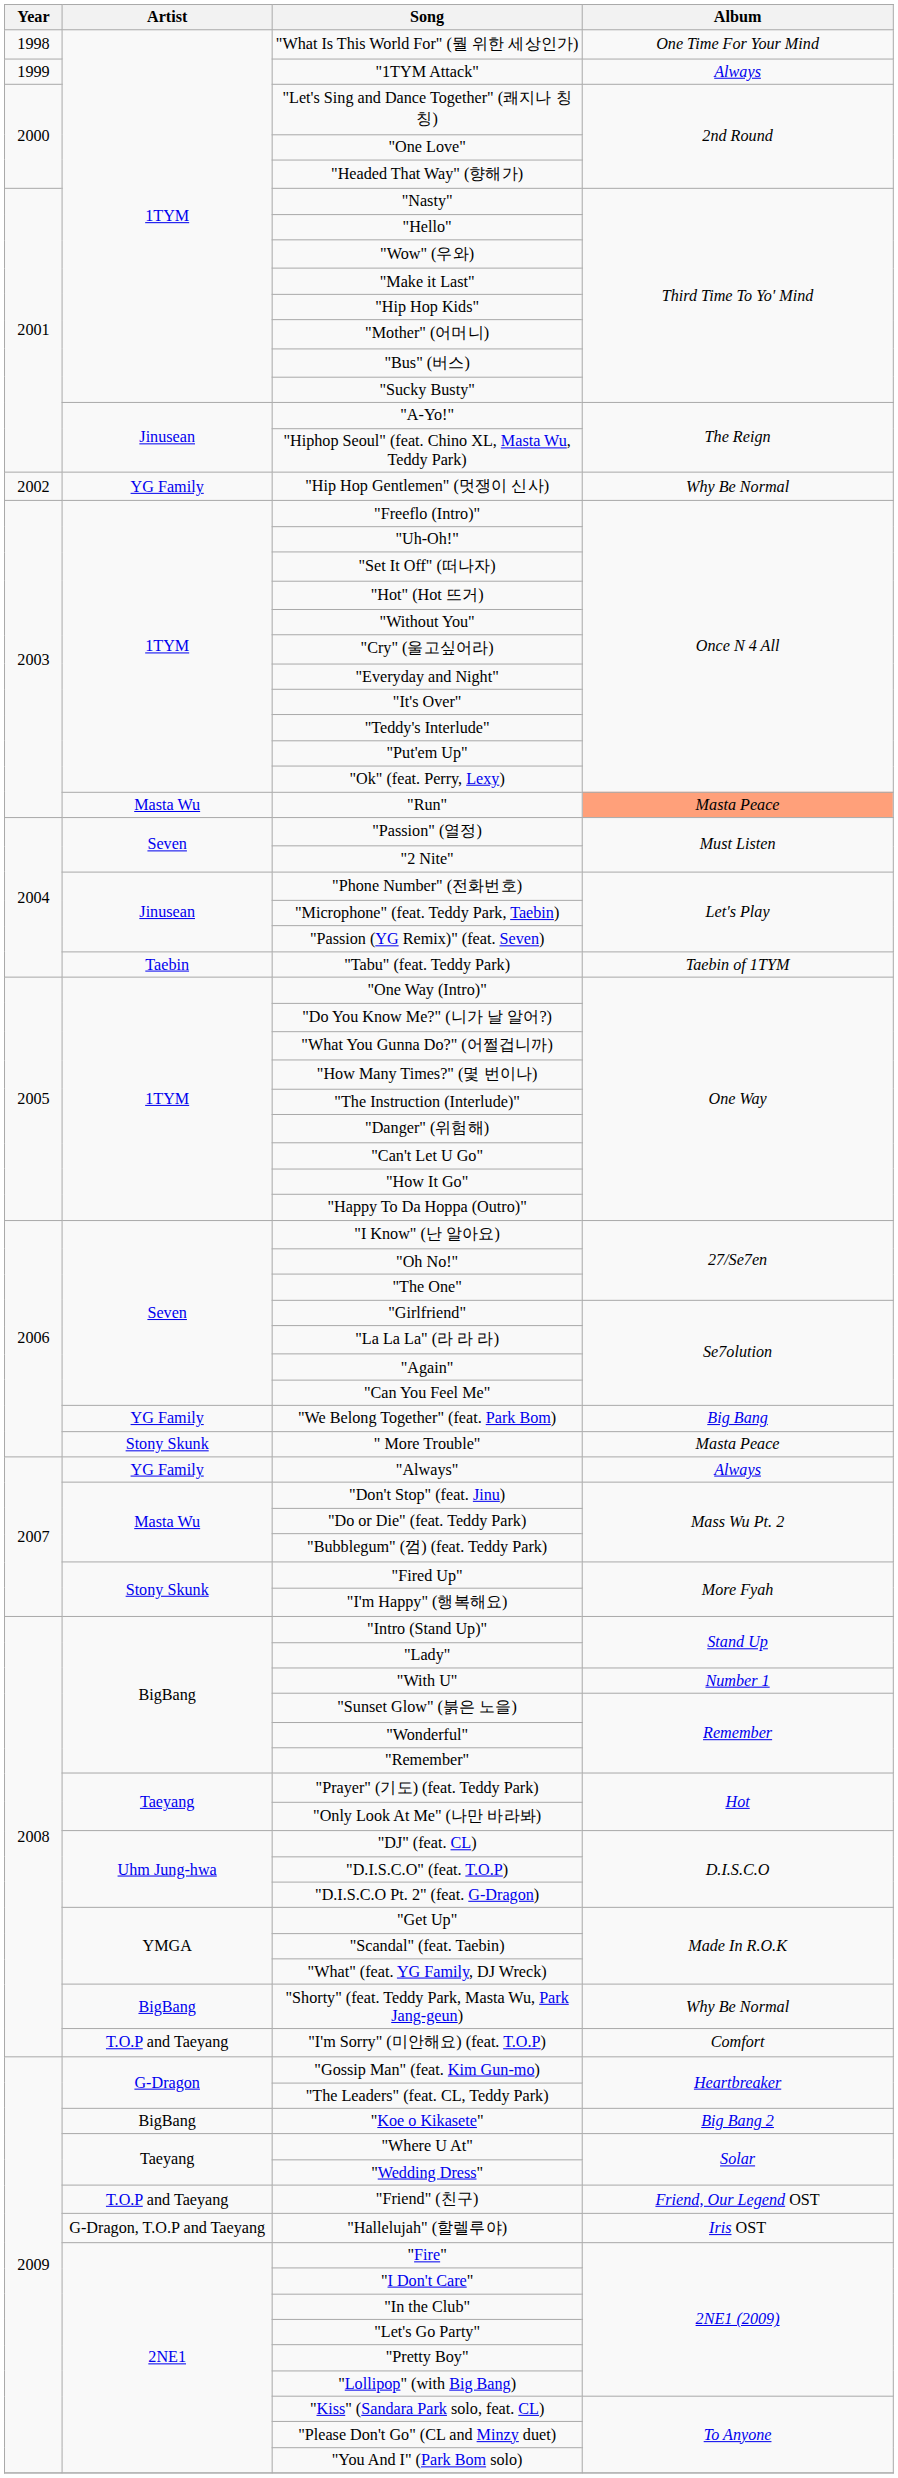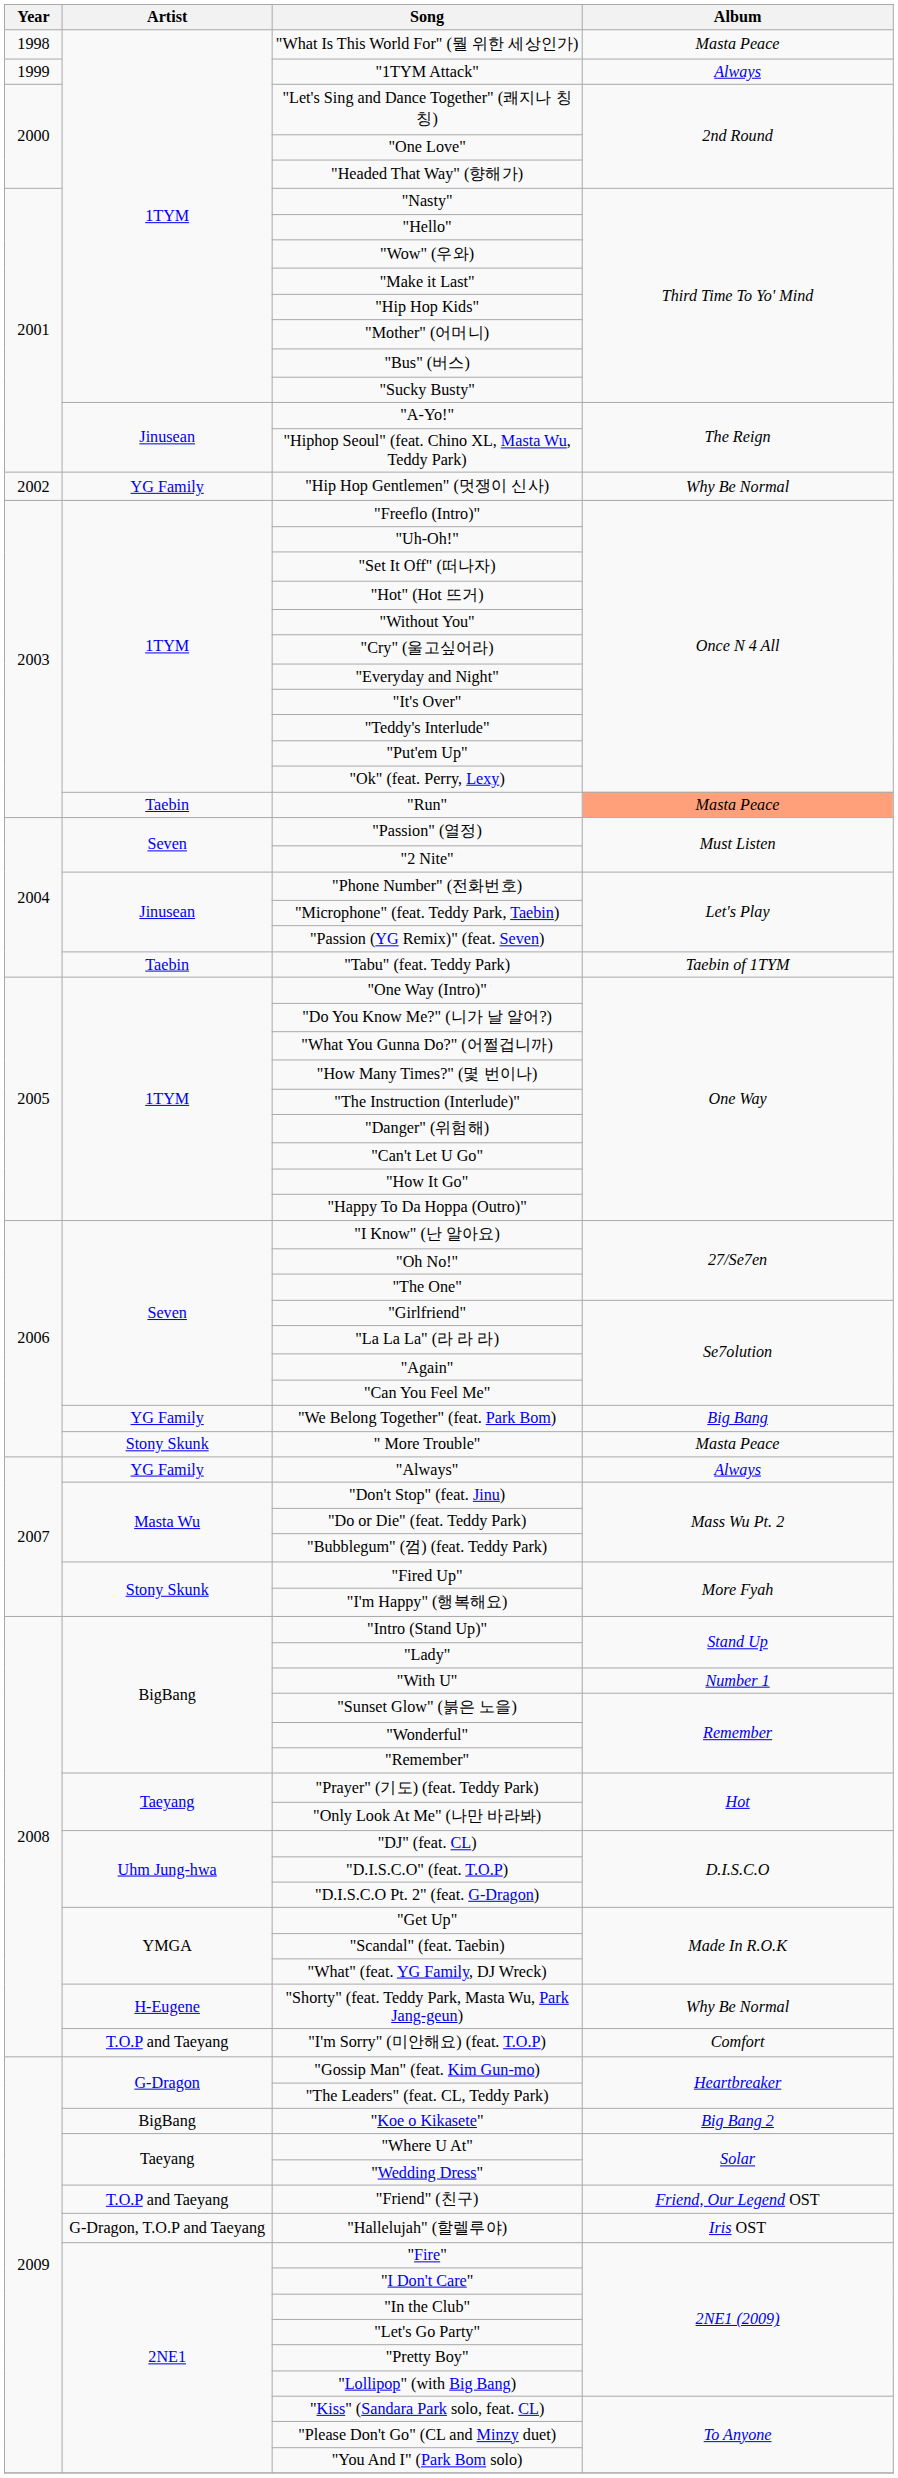(738, 44) One Time For Your Mind -> (738, 44) Masta Peace
(167, 804) Masta Wu -> (167, 804) Taebin
(167, 2006) BigBang -> (167, 2006) H-Eugene
